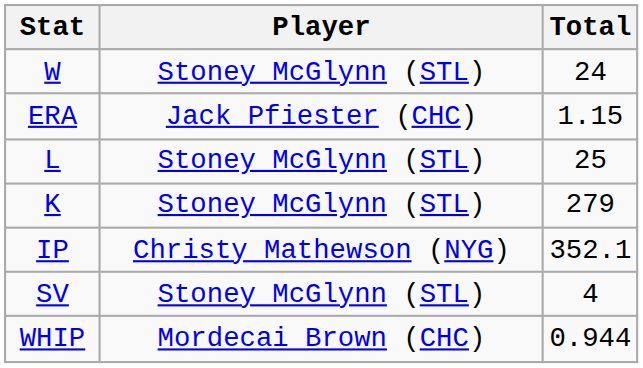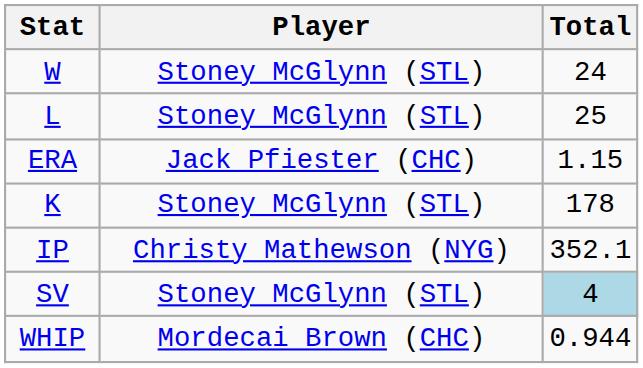rows swapped: (52, 161) <-> (52, 116)
(590, 205) 279 -> (590, 205) 178
(590, 294) no background -> (590, 294) lightblue background
